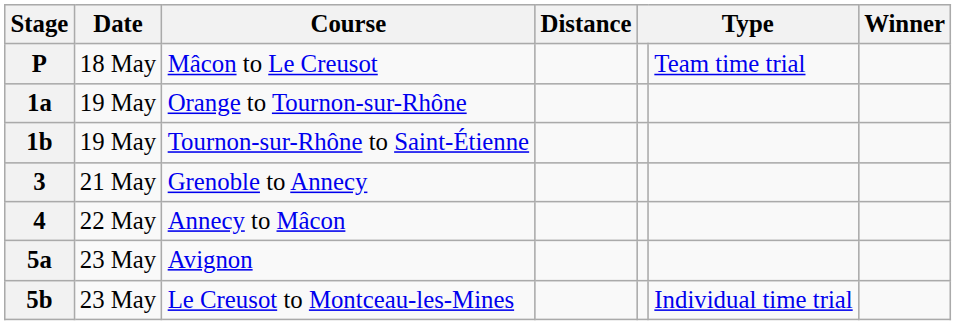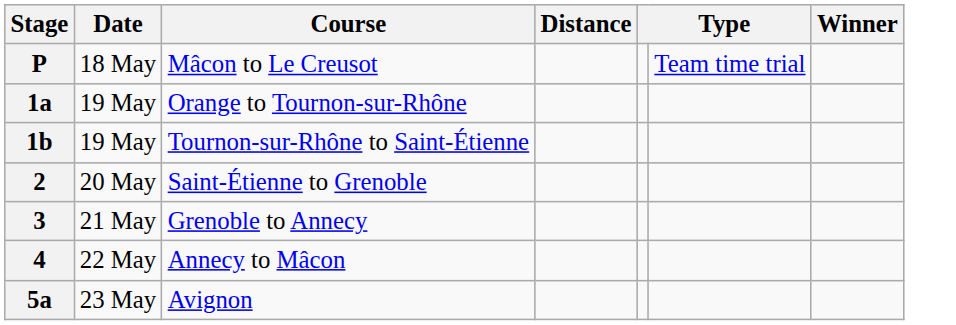+ row: (39, 181)
- row: (39, 299)
